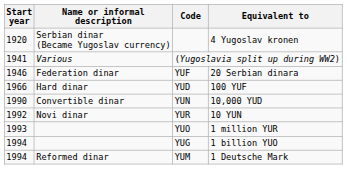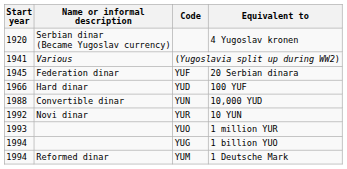(17, 73) 1946 -> (17, 73) 1945
(17, 101) 1990 -> (17, 101) 1988
